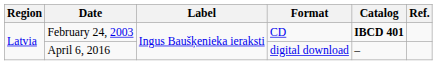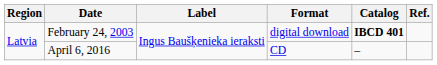(278, 32) CD -> (309, 32) digital download
(309, 50) digital download -> (278, 50) CD
